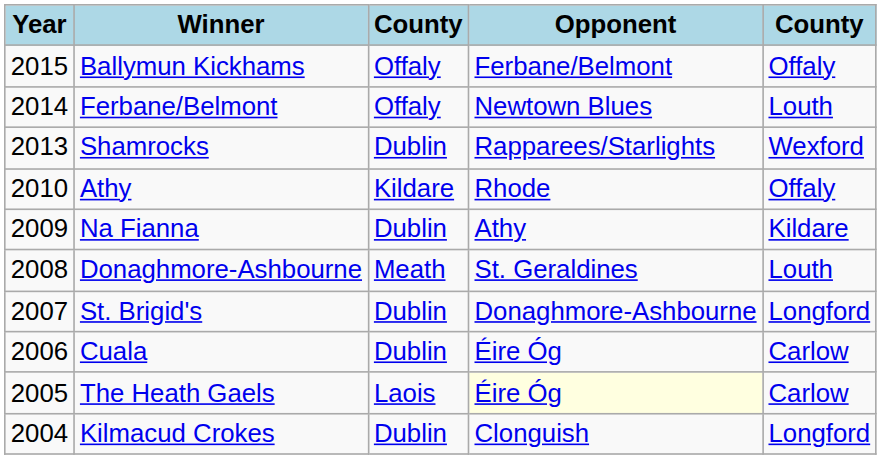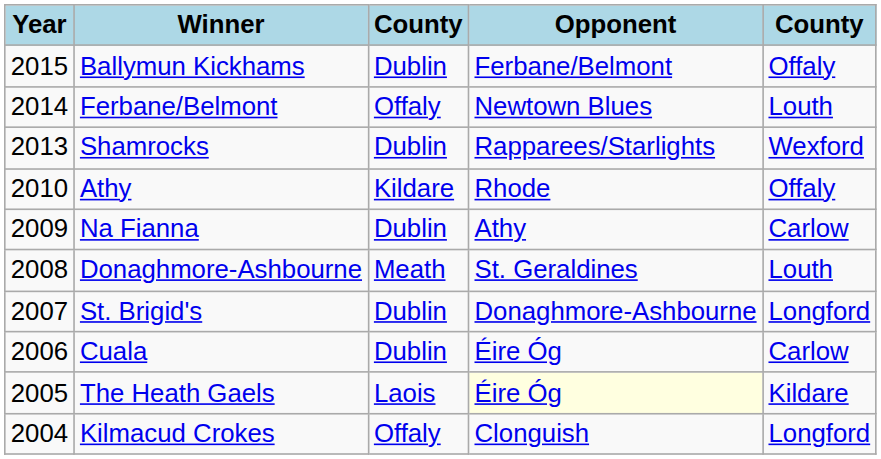(407, 65) Offaly -> (410, 65) Dublin
(809, 229) Kildare -> (809, 229) Carlow
(809, 392) Carlow -> (809, 392) Kildare
(410, 433) Dublin -> (407, 433) Offaly
